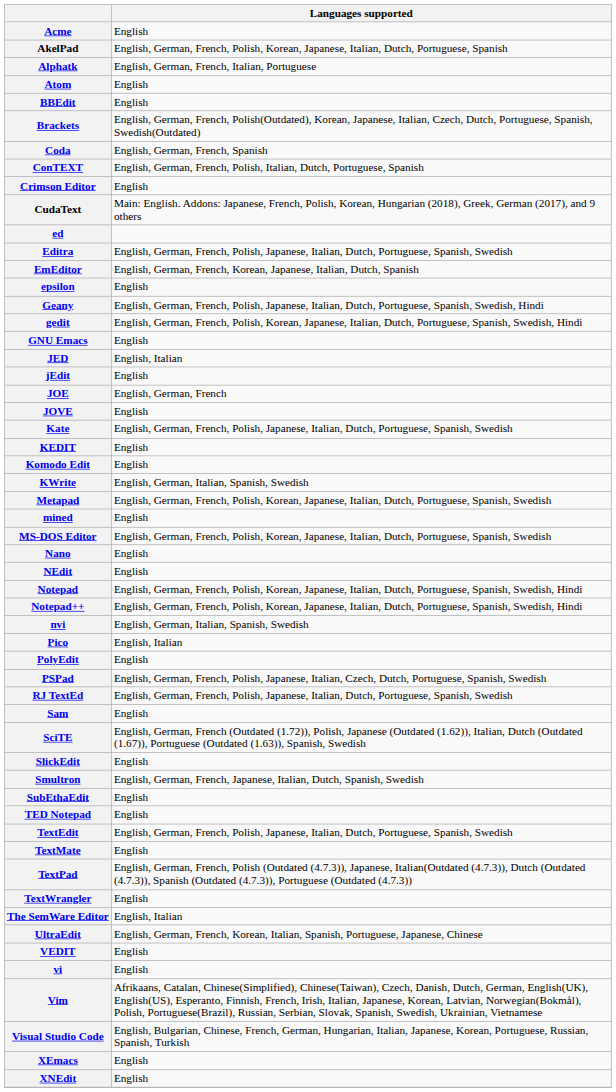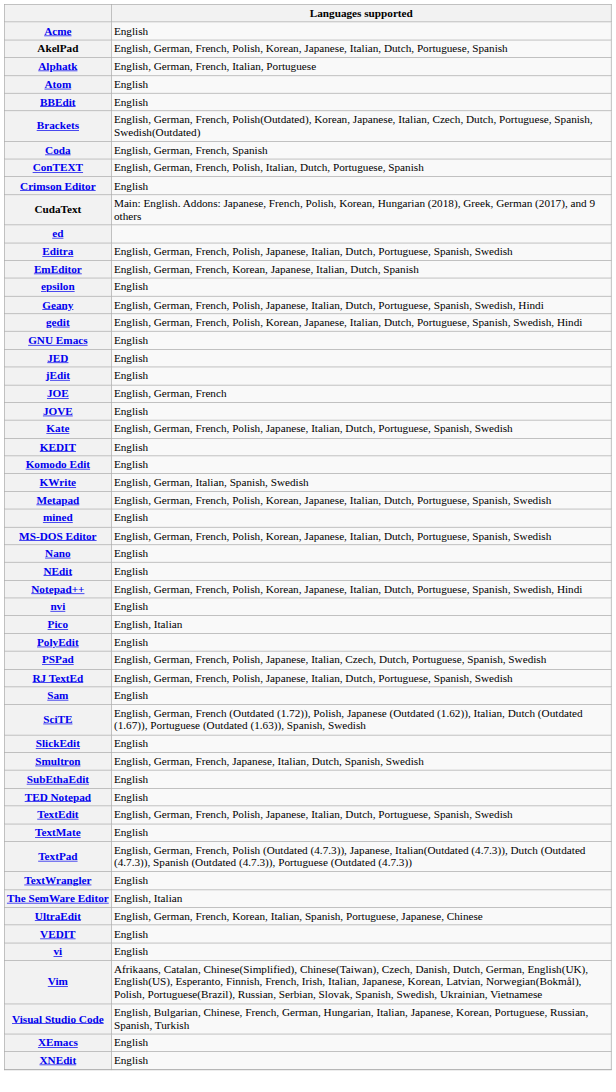(148, 358) English, Italian -> (131, 358) English
- row: (58, 589)
(211, 624) English, German, Italian, Spanish, Swedish -> (131, 606) English
